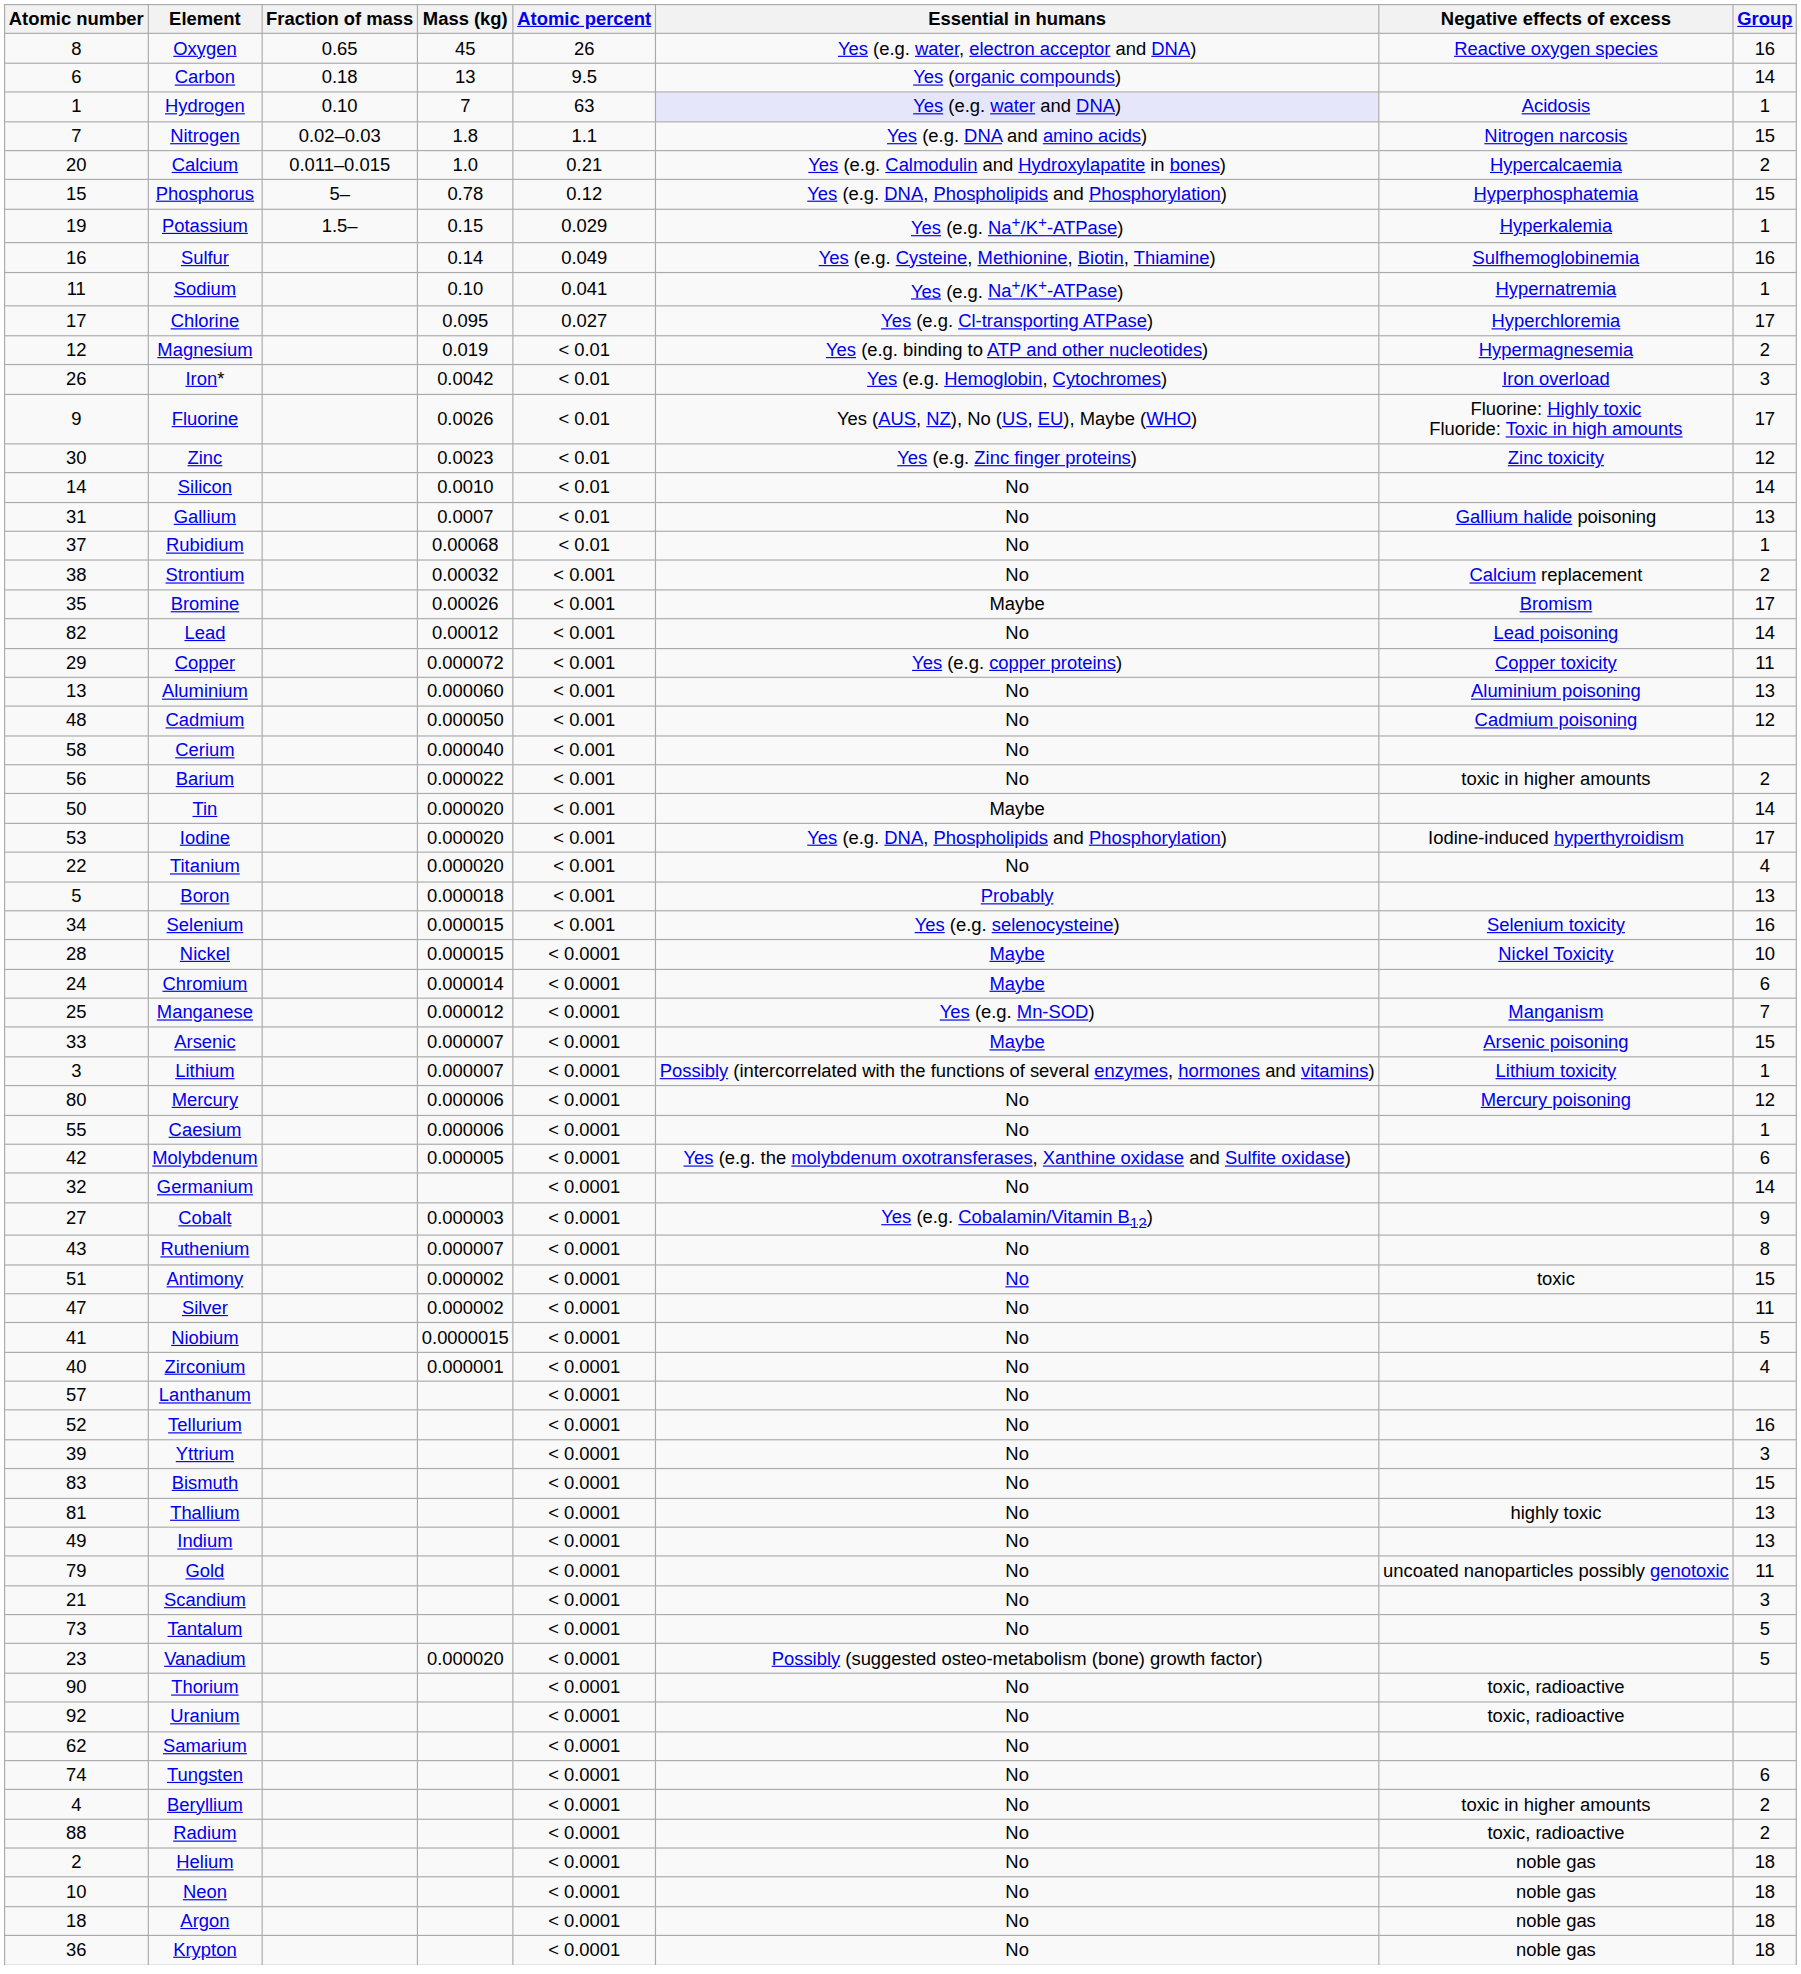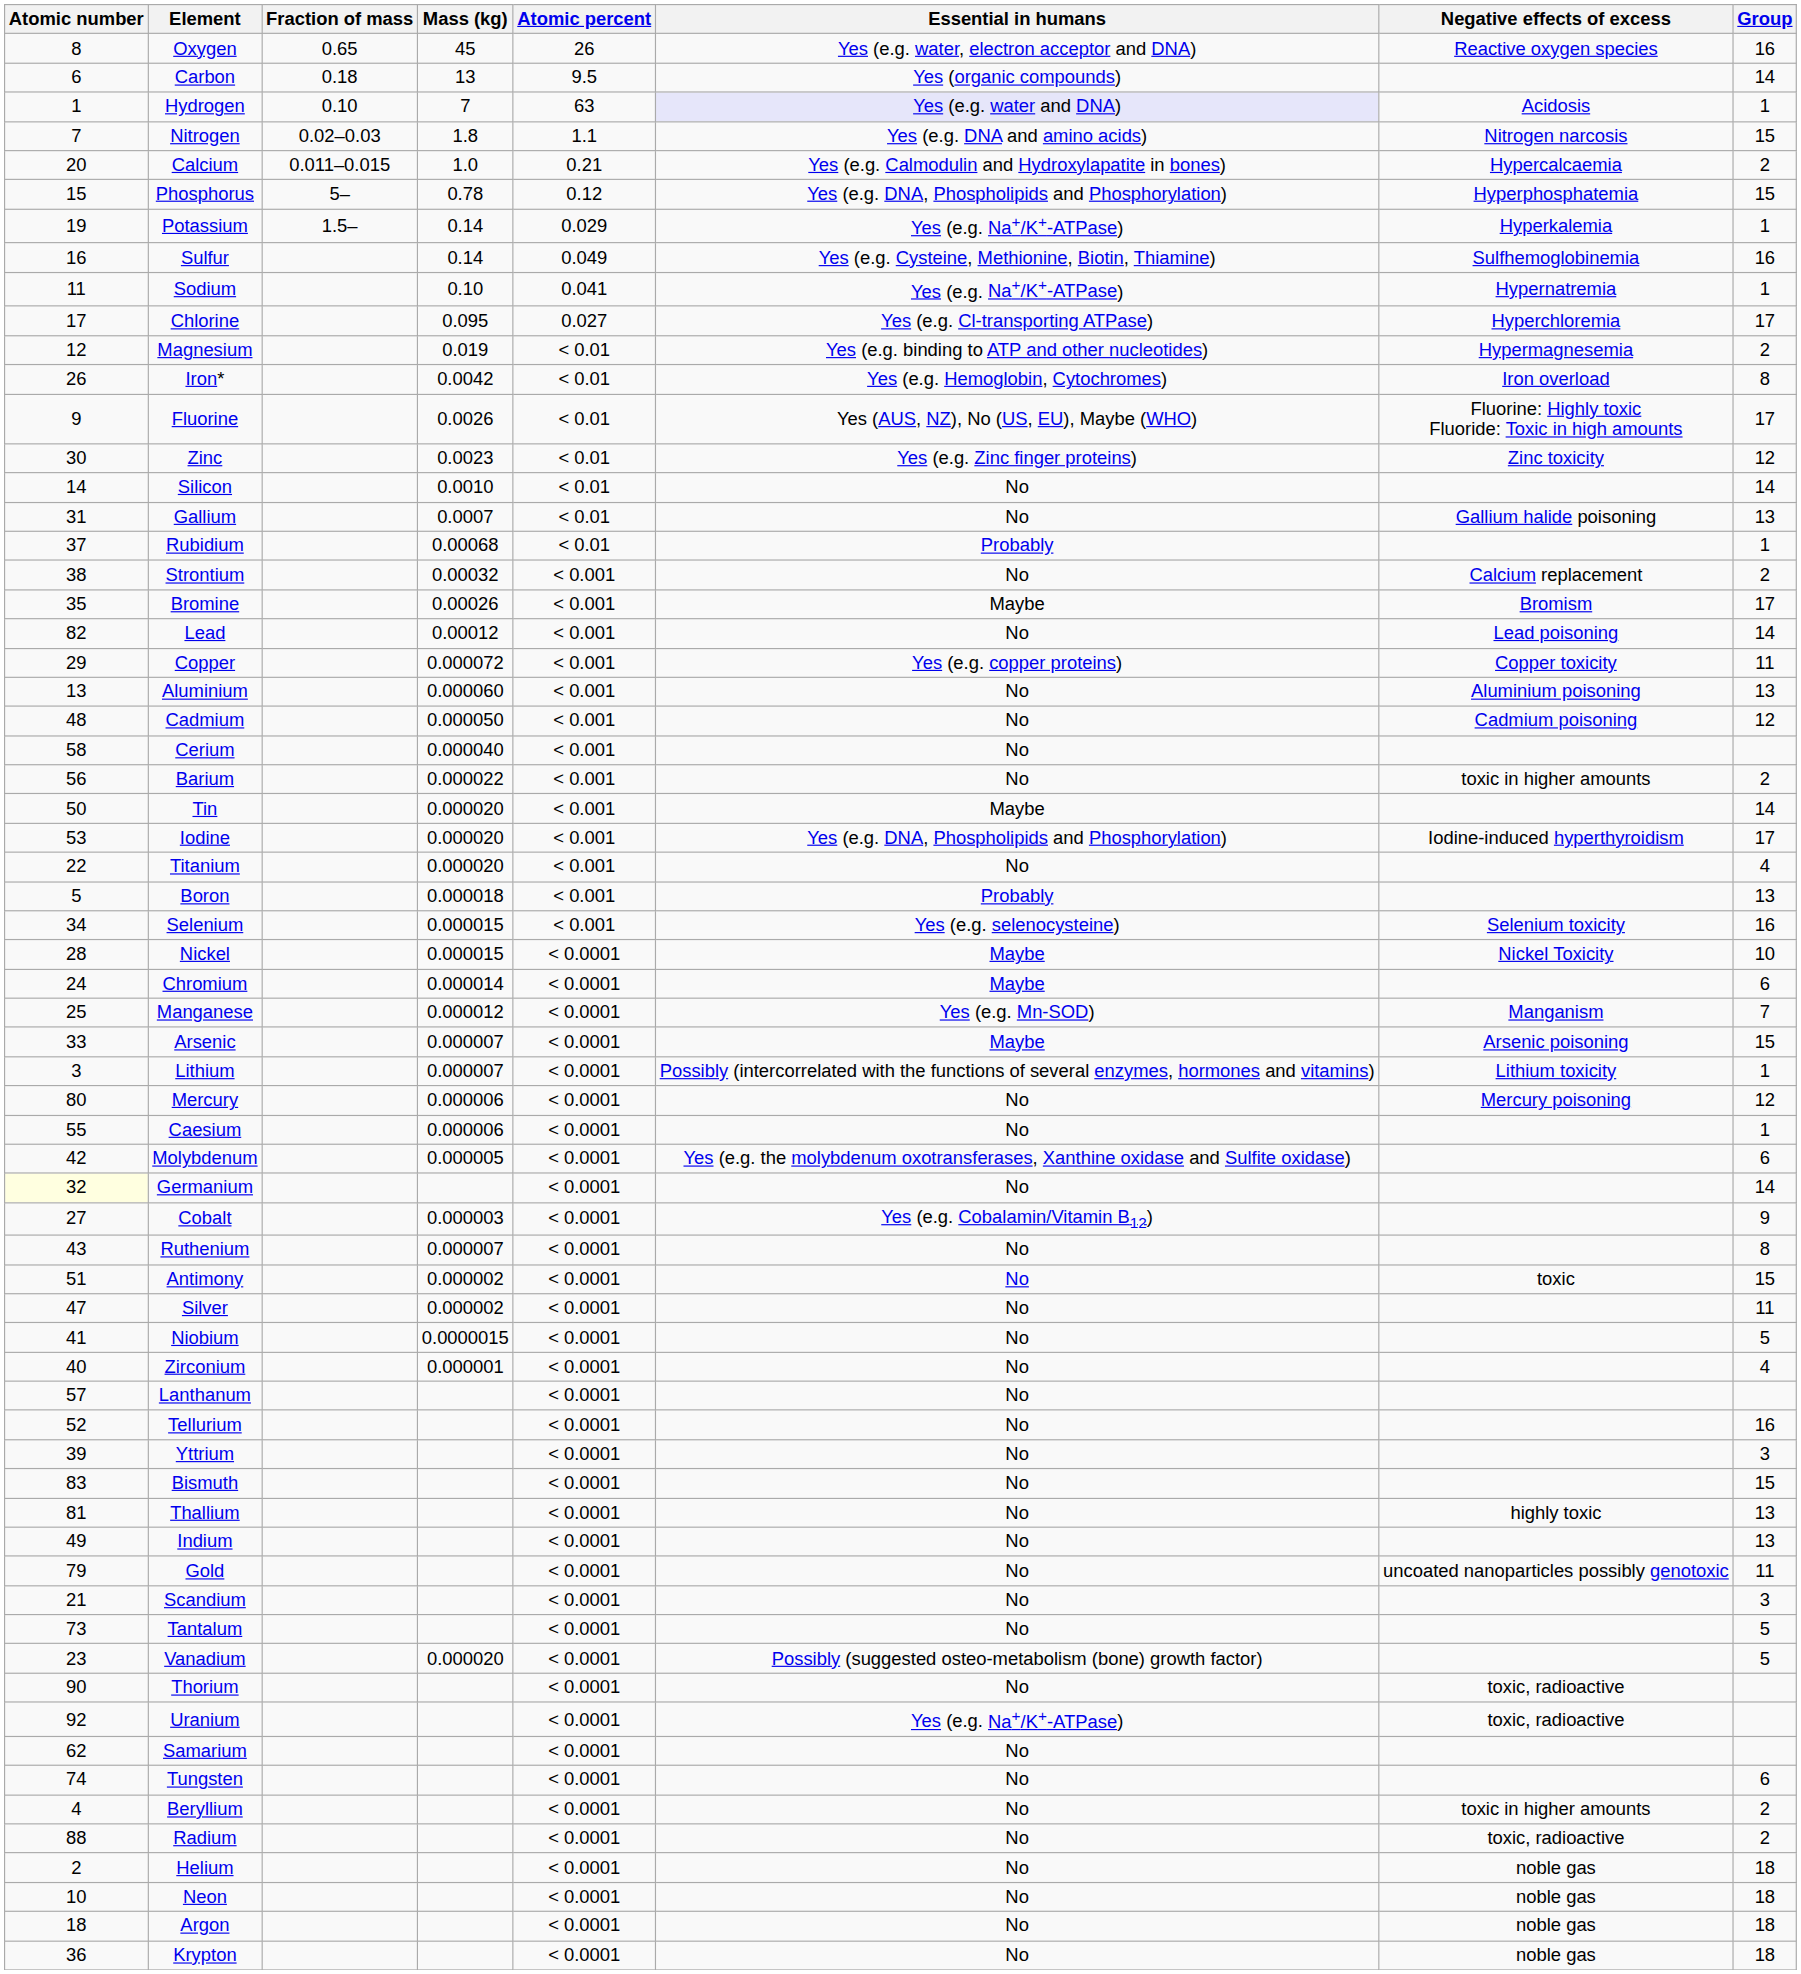(465, 225) 0.15 -> (465, 225) 0.14
(1765, 379) 3 -> (1765, 379) 8
(1017, 545) No -> (1017, 545) Probably
(76, 1187) no background -> (76, 1187) lightyellow background
(1017, 1716) No -> (1017, 1719) Yes (e.g. Na+/K+-ATPase)
